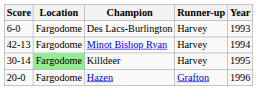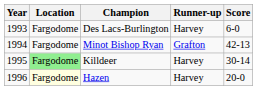columns swapped: (240, 12) <-> (19, 12)
(192, 45) Harvey -> (189, 45) Grafton
(59, 77) no background -> (55, 77) lightyellow background
(193, 77) Grafton -> (188, 77) Harvey
